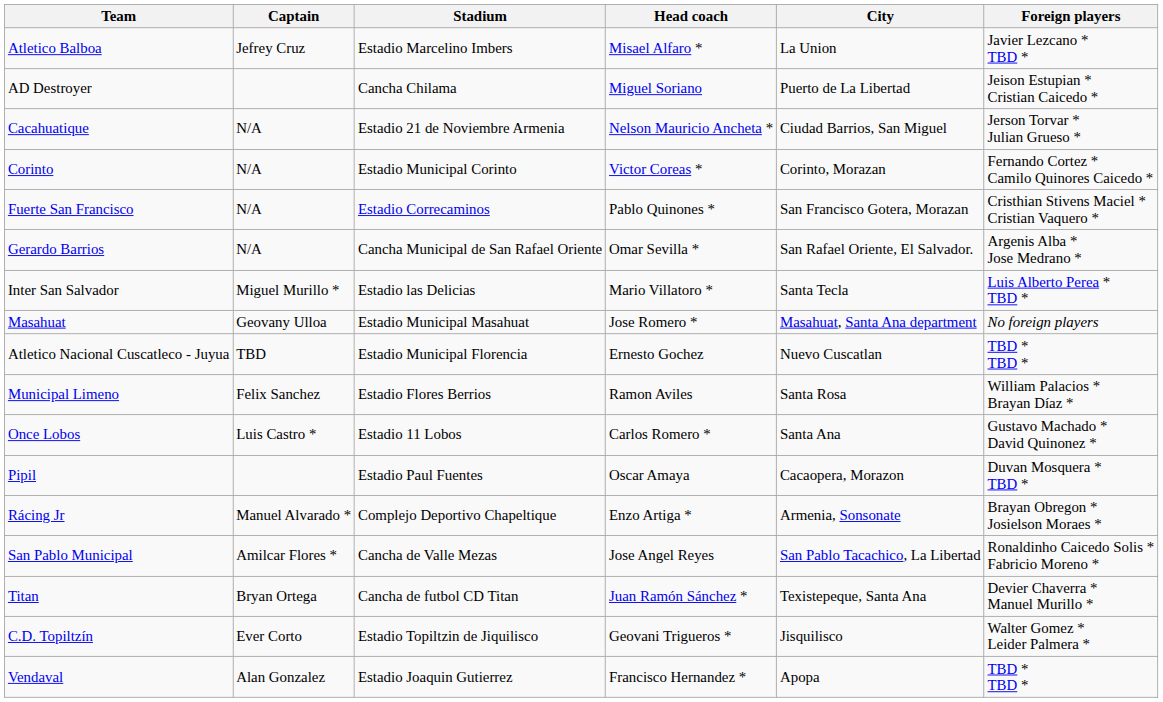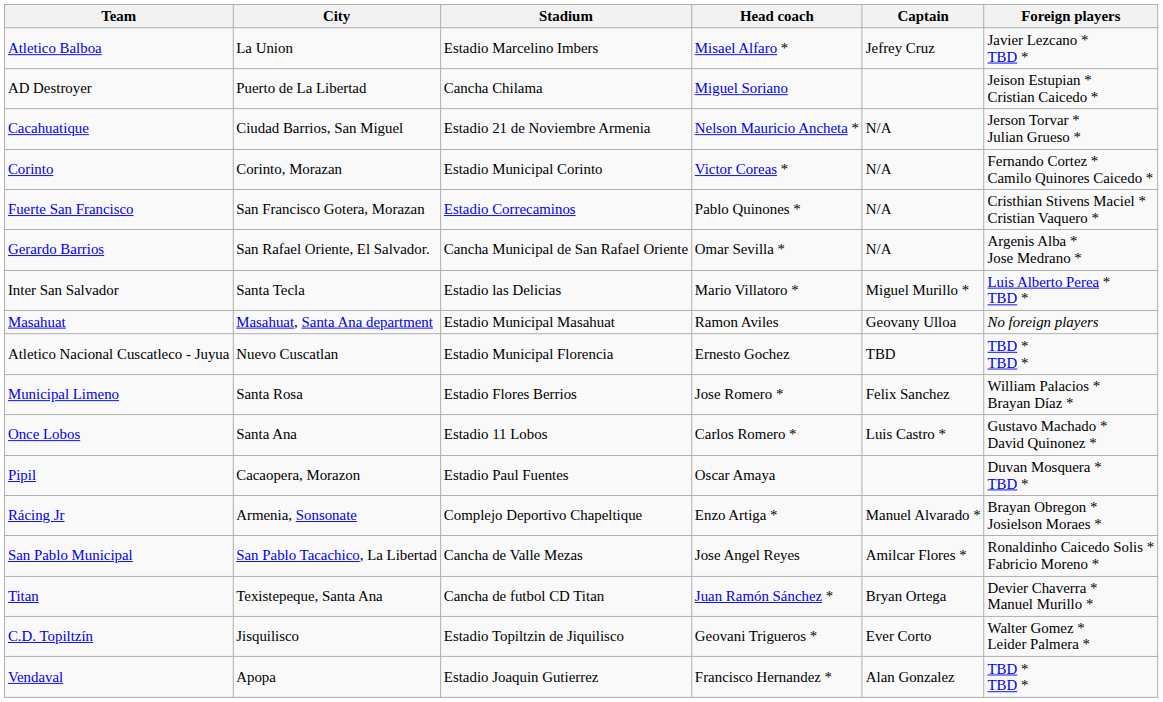columns swapped: (880, 16) <-> (294, 16)
(653, 322) Jose Romero * -> (737, 322) Ramon Aviles
(651, 394) Ramon Aviles -> (739, 394) Jose Romero *
